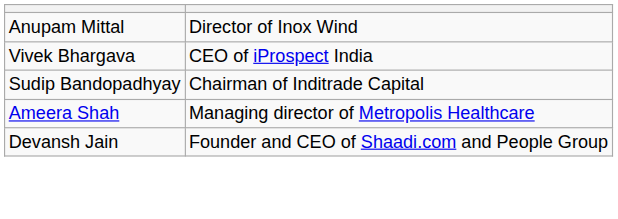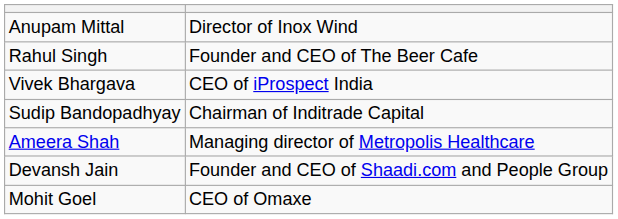+ row: (58, 55)
+ row: (52, 199)
